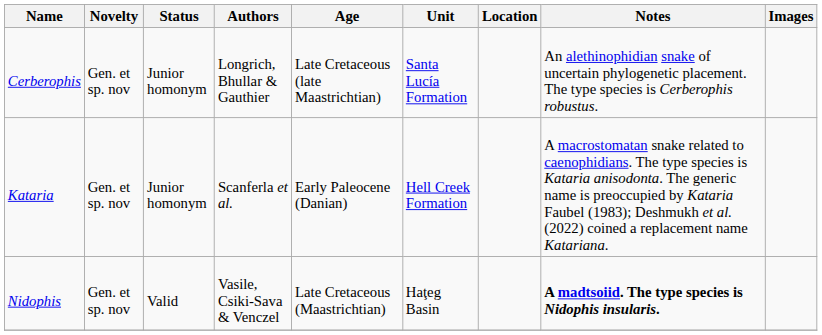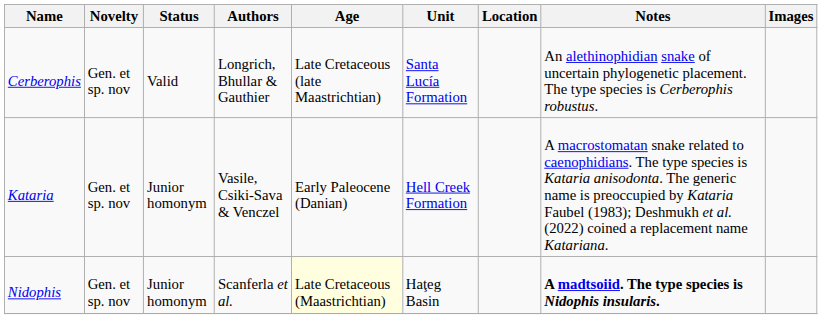(177, 80) Junior homonym -> (163, 80) Valid
(253, 195) Scanferla et al. -> (250, 195) Vasile, Csiki-Sava & Venczel
(163, 301) Valid -> (177, 293) Junior homonym
(250, 301) Vasile, Csiki-Sava & Venczel -> (253, 293) Scanferla et al.
(343, 301) no background -> (343, 293) lightyellow background
